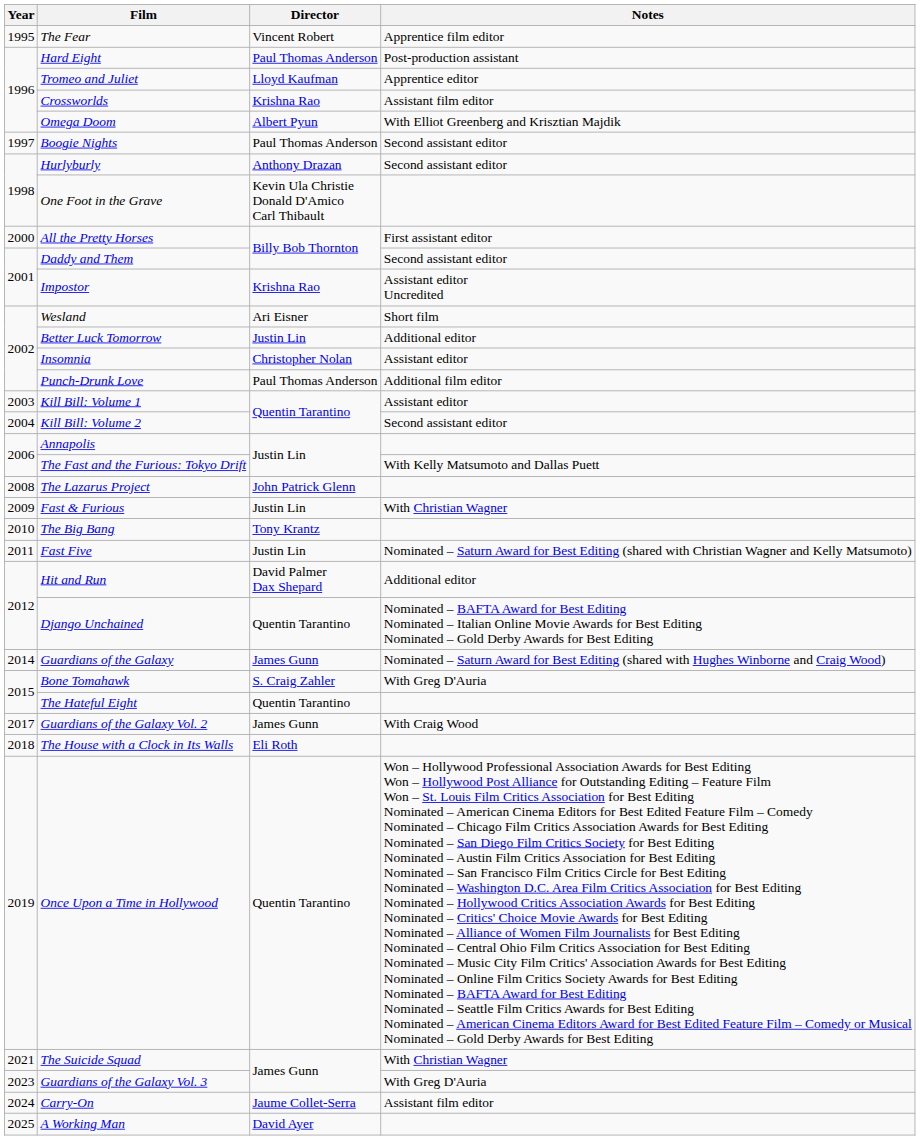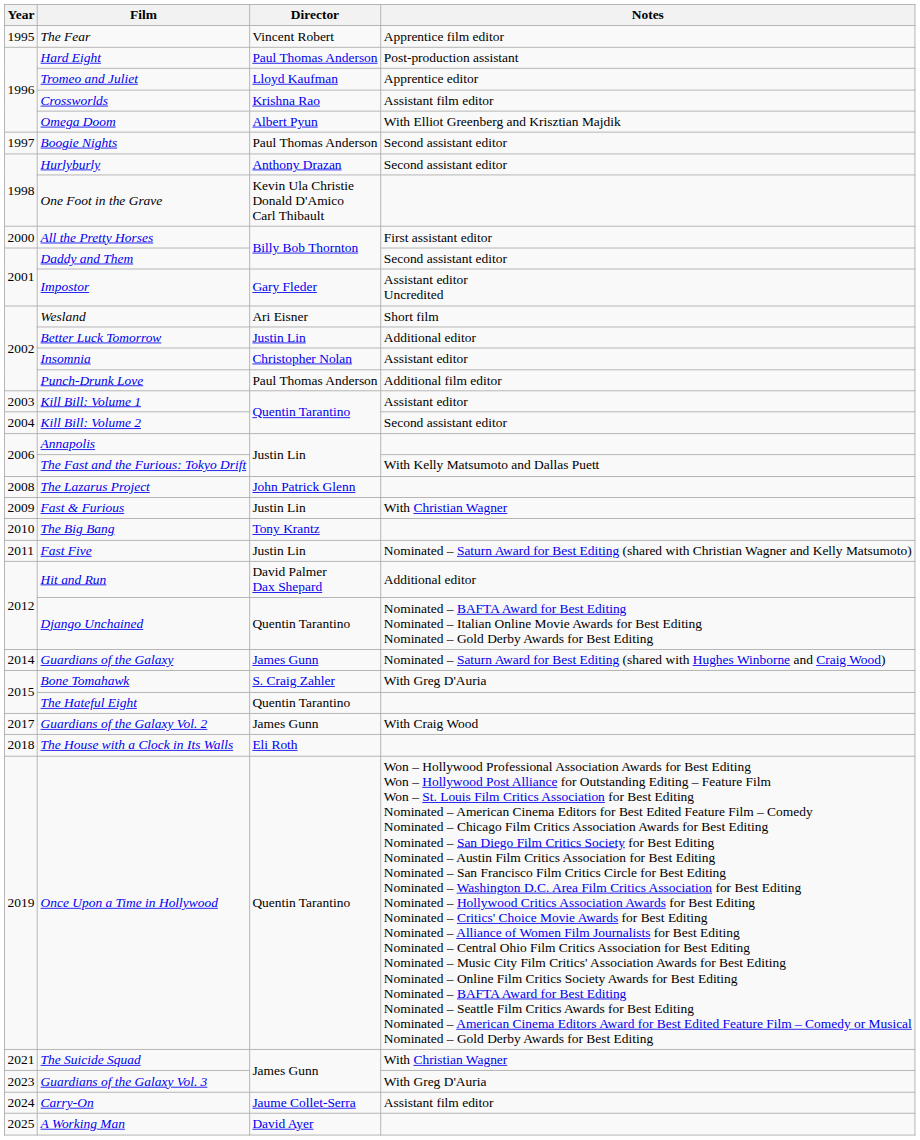(286, 287) Krishna Rao -> (285, 287) Gary Fleder
